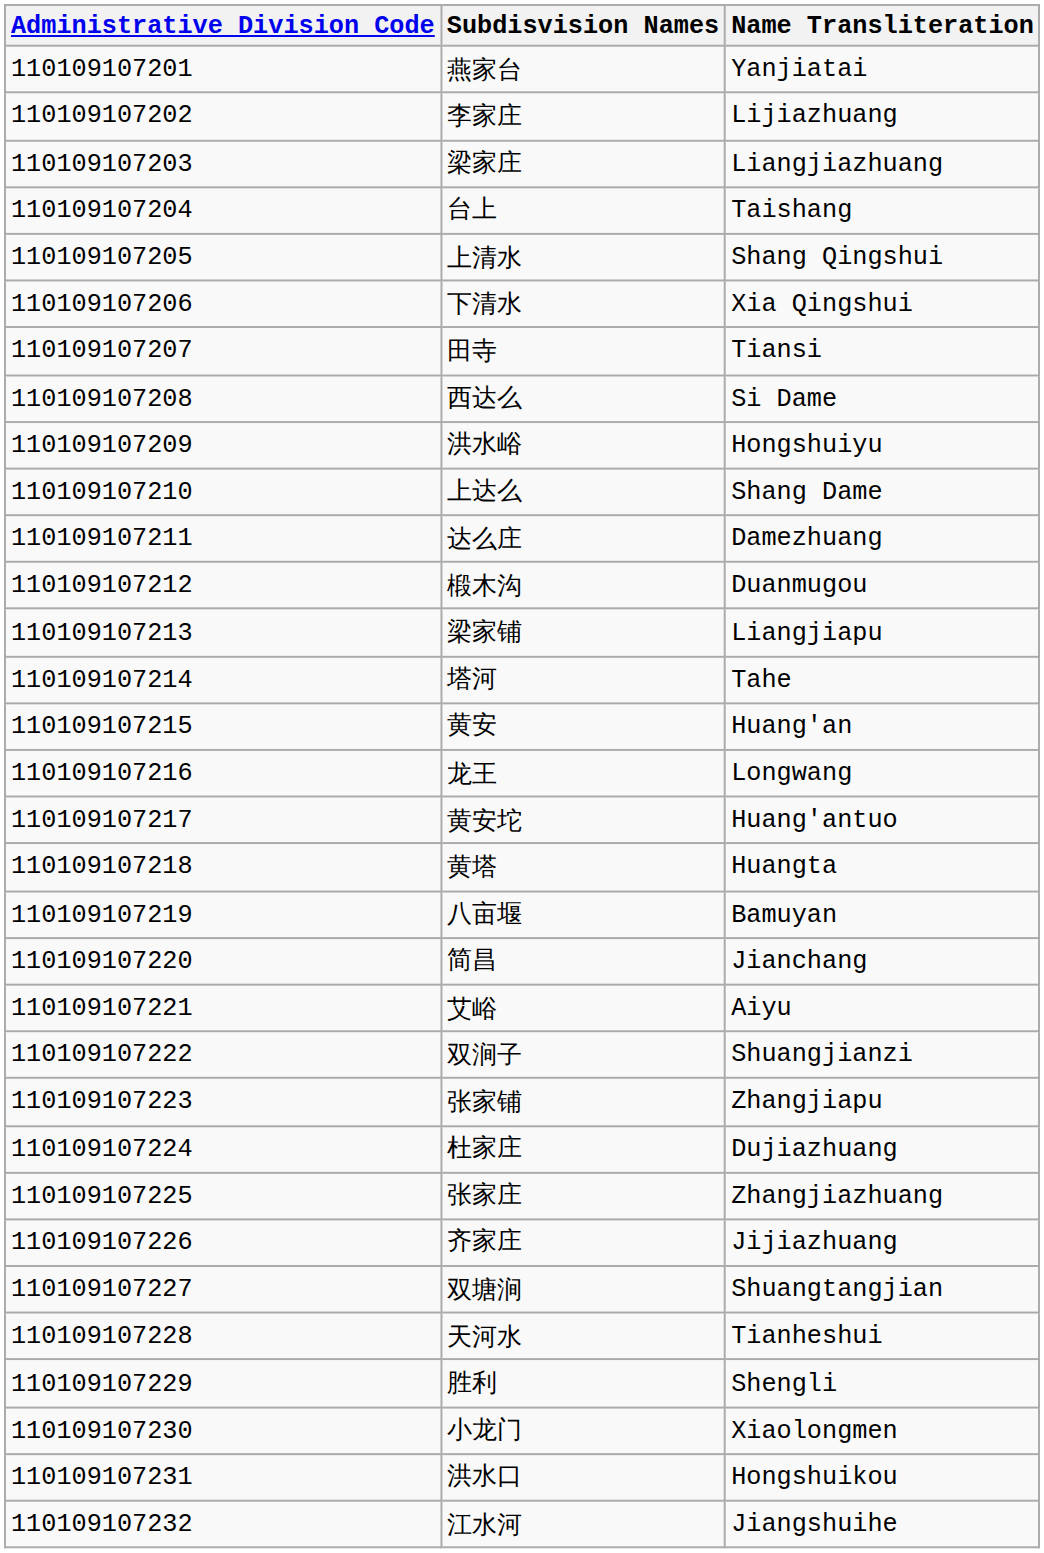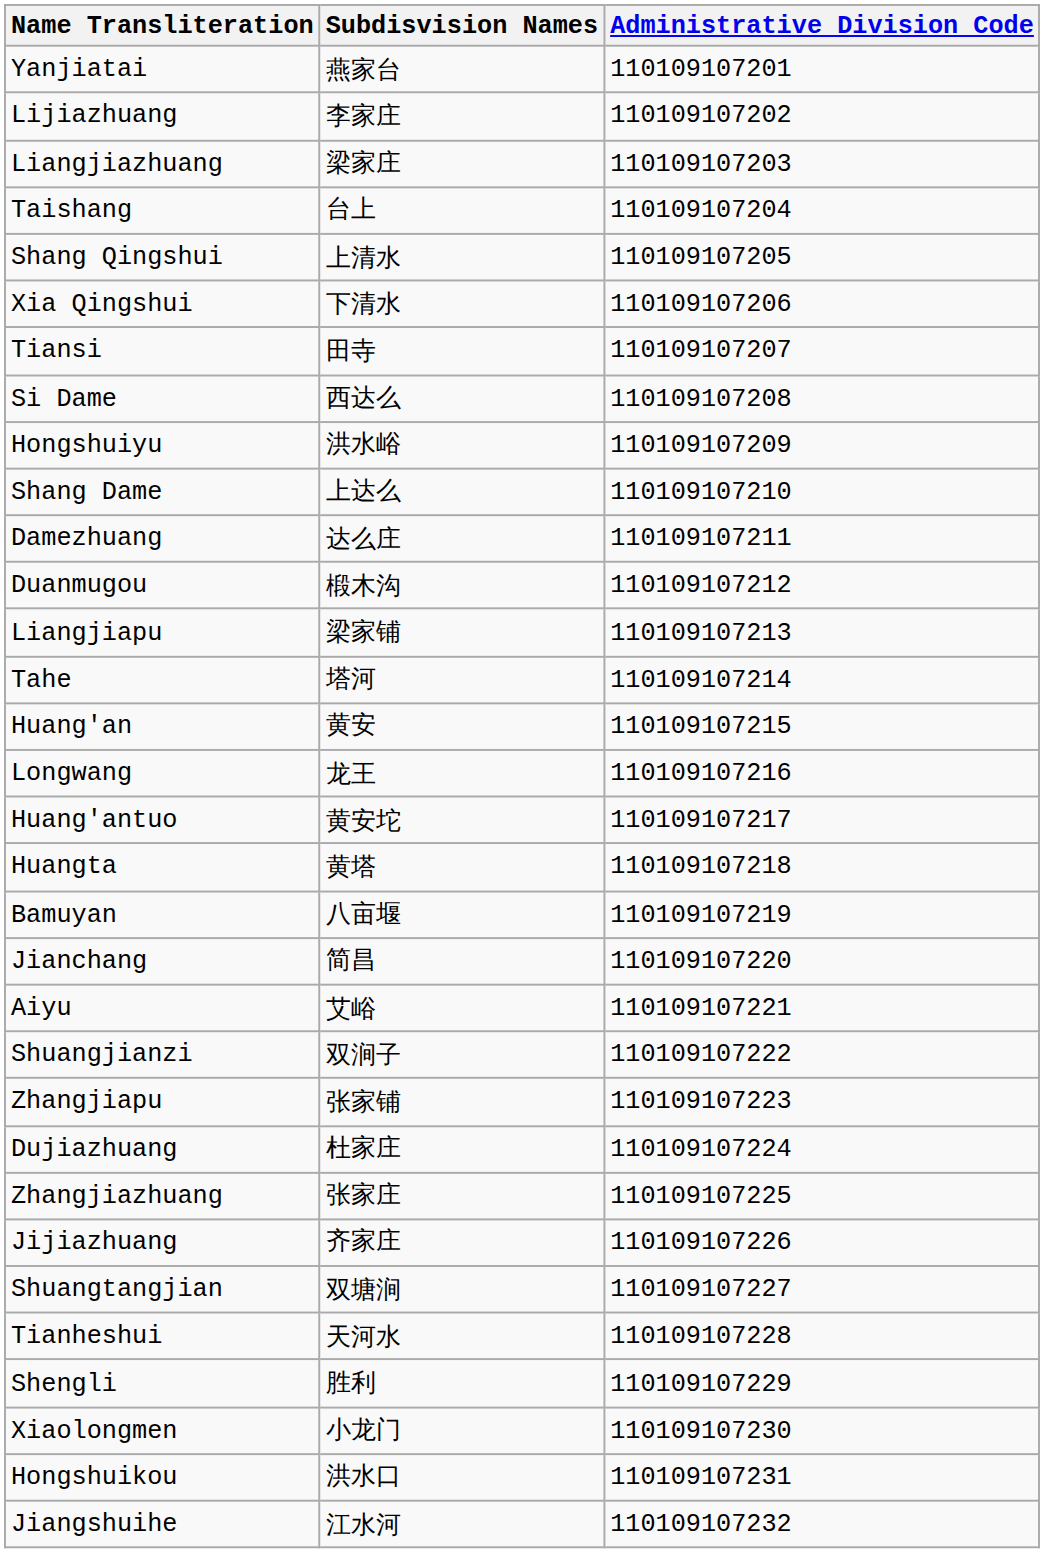columns swapped: (223, 26) <-> (883, 26)
